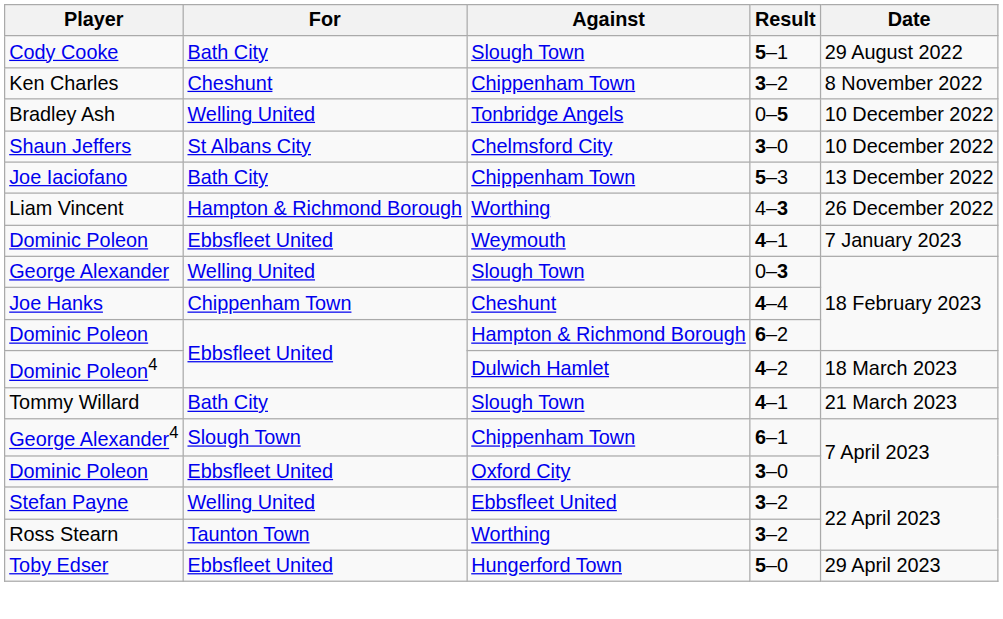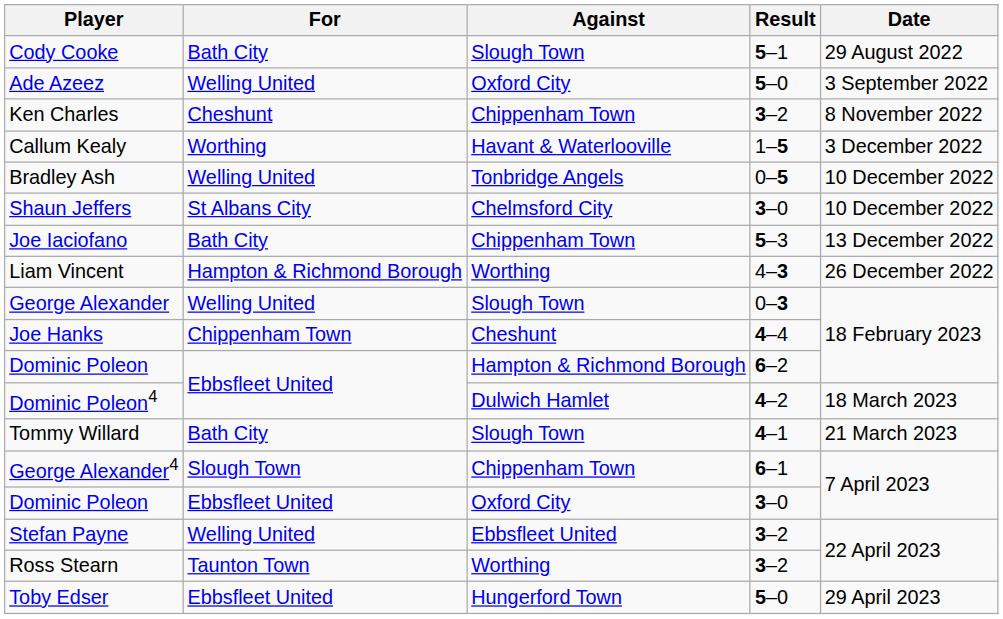+ row: (57, 83)
+ row: (68, 146)
- row: (79, 240)
